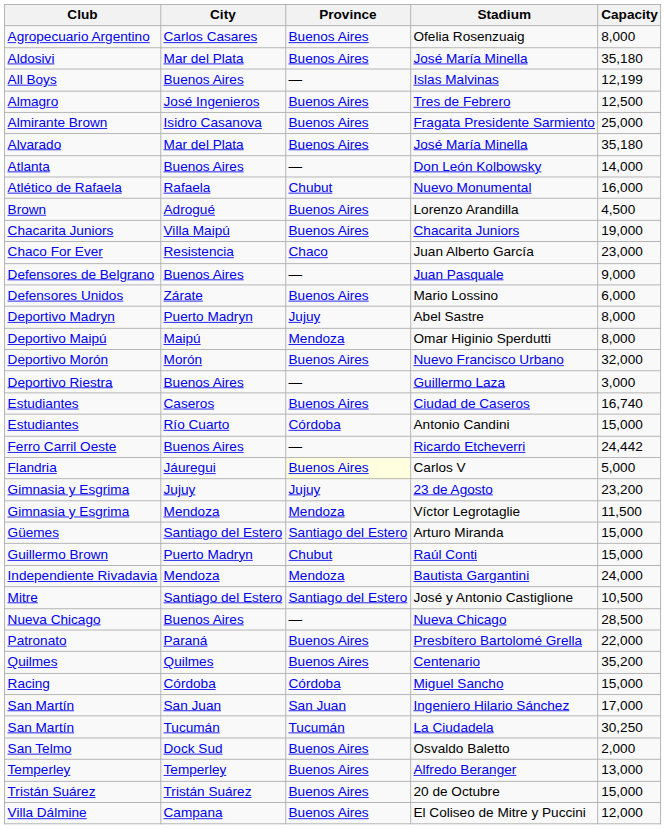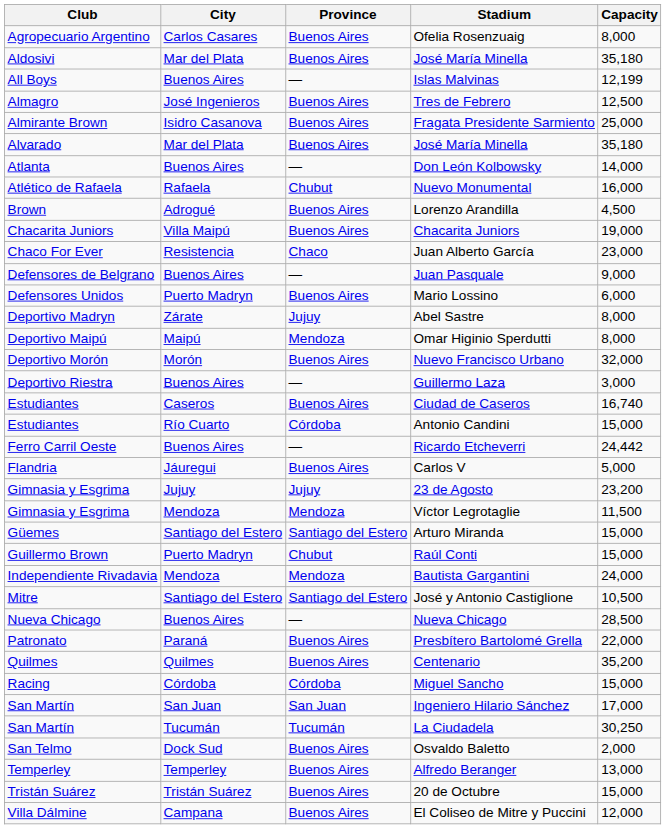(183, 295) Zárate -> (208, 295) Puerto Madryn
(208, 317) Puerto Madryn -> (183, 317) Zárate
(329, 468) lightyellow background -> (329, 468) no background
